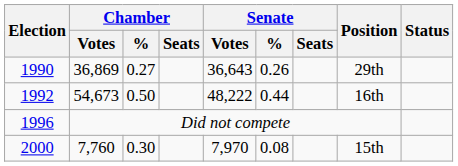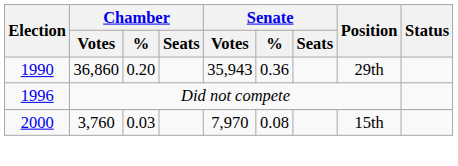(96, 69) 36,869 -> (96, 69) 36,860
(141, 69) 0.27 -> (141, 69) 0.20
(230, 69) 36,643 -> (230, 69) 35,943
(275, 69) 0.26 -> (275, 69) 0.36
- row: (37, 95)
(96, 148) 7,760 -> (96, 122) 3,760
(141, 148) 0.30 -> (141, 122) 0.03
